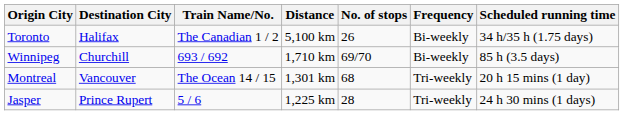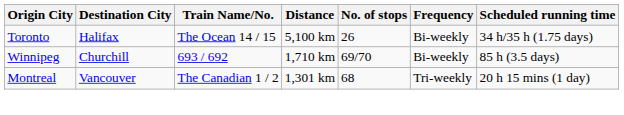(228, 36) The Canadian 1 / 2 -> (227, 36) The Ocean 14 / 15
(227, 78) The Ocean 14 / 15 -> (228, 78) The Canadian 1 / 2
- row: (24, 99)
